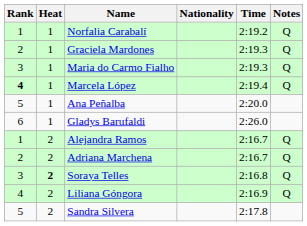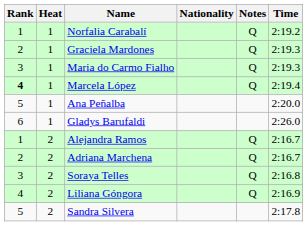columns swapped: (253, 13) <-> (287, 13)
(50, 175) bold -> (50, 175) normal
